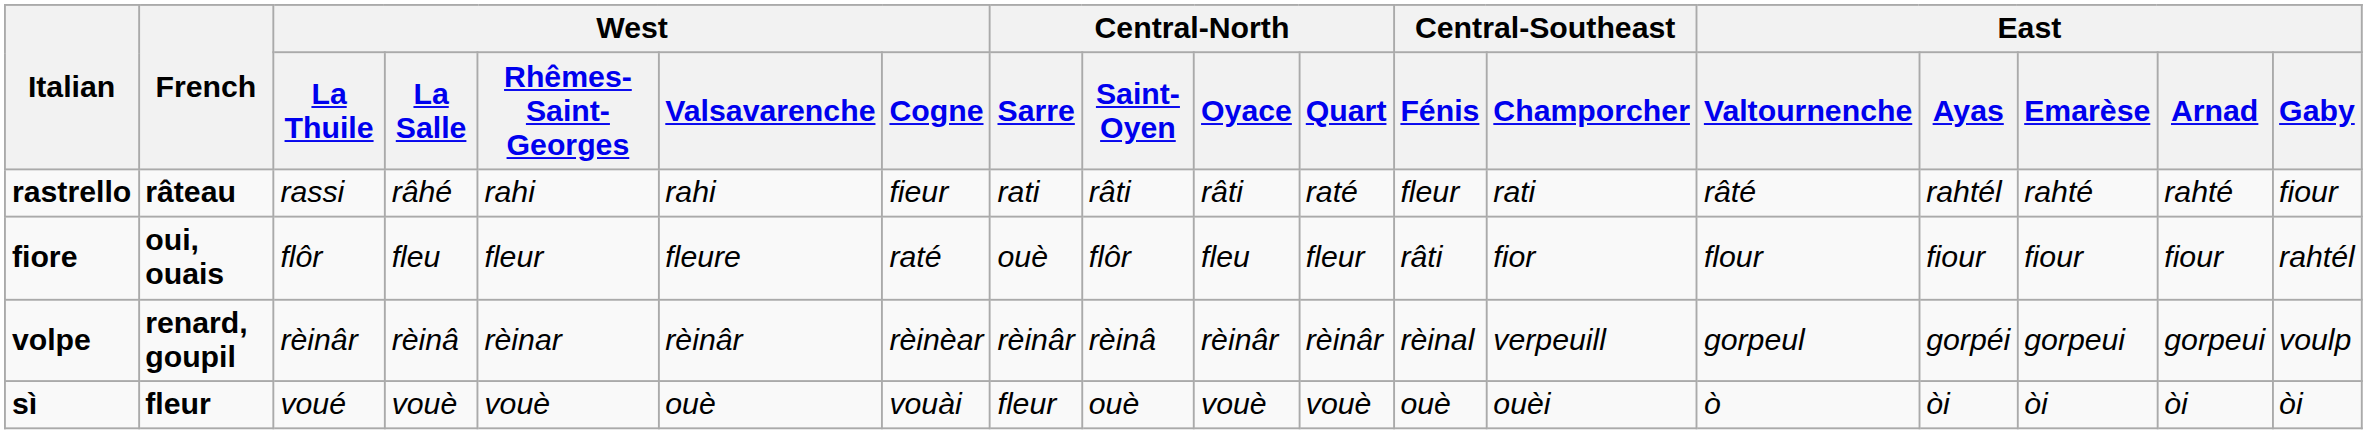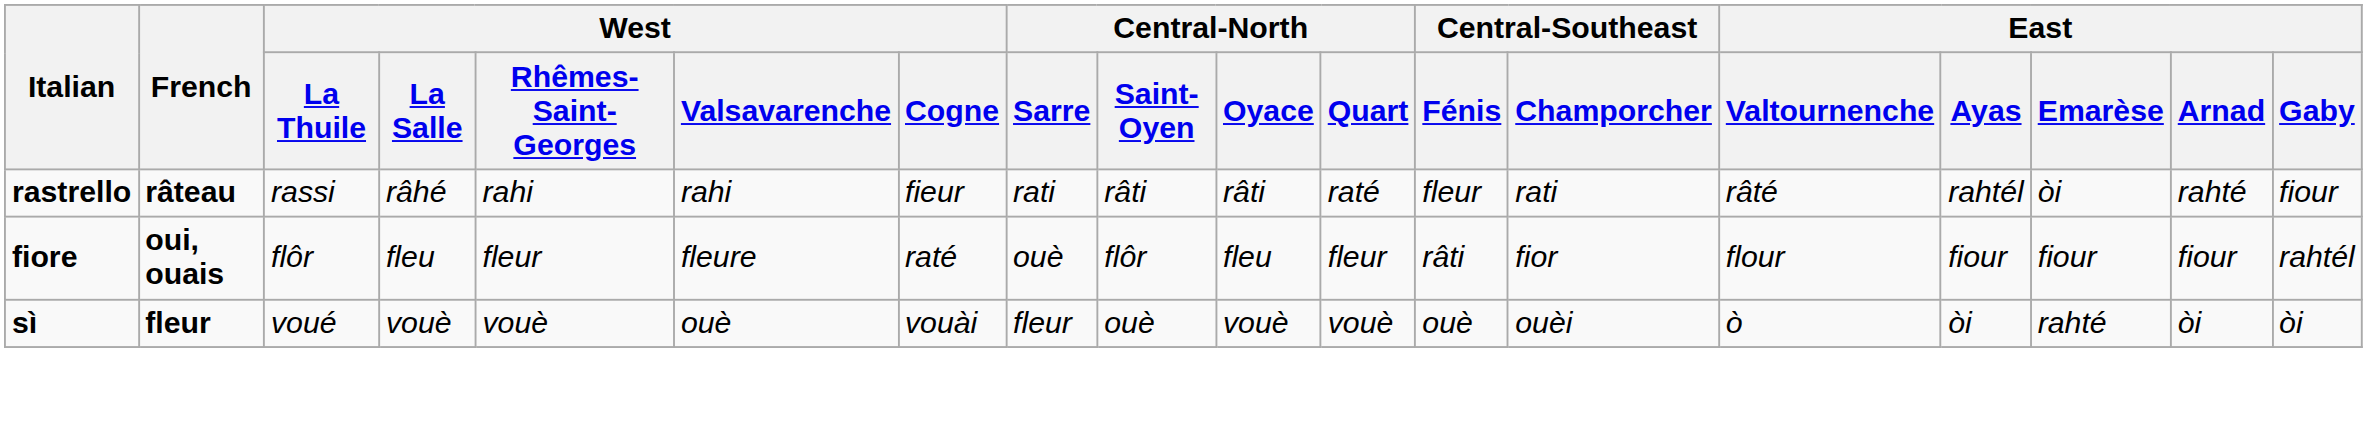(2059, 192) rahté -> (2049, 192) òi
- row: (51, 339)
(2036, 404) òi -> (2072, 322) rahté
